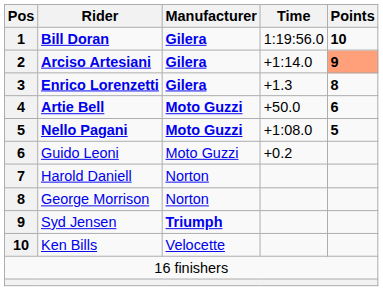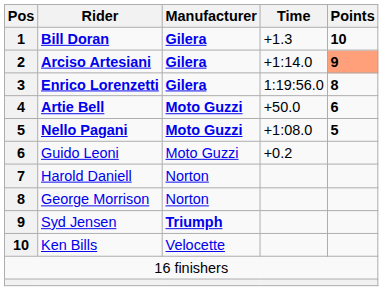(294, 39) 1:19:56.0 -> (278, 39) +1.3
(278, 85) +1.3 -> (294, 85) 1:19:56.0
